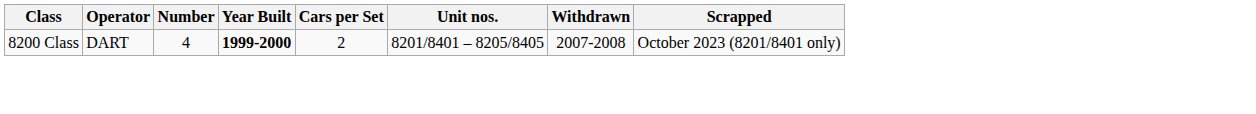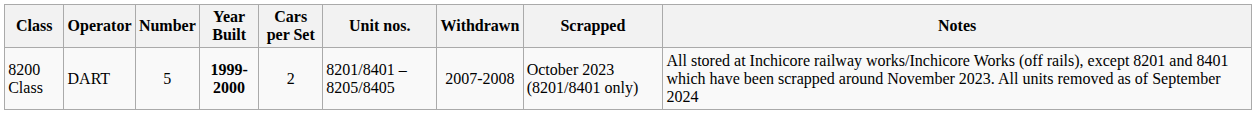+ column: (957, 26)
(186, 42) 4 -> (167, 78) 5
